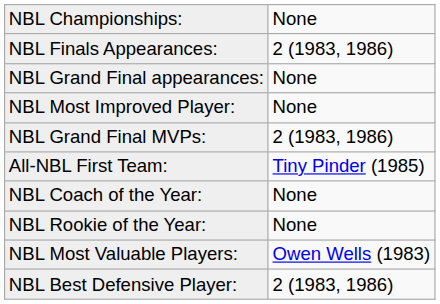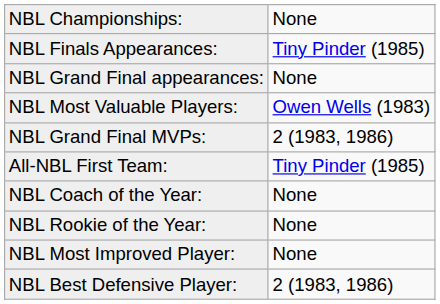(333, 48) 2 (1983, 1986) -> (349, 48) Tiny Pinder (1985)
rows swapped: (123, 254) <-> (122, 107)
